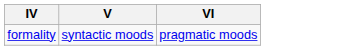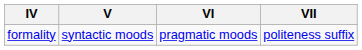+ column: (309, 14)
